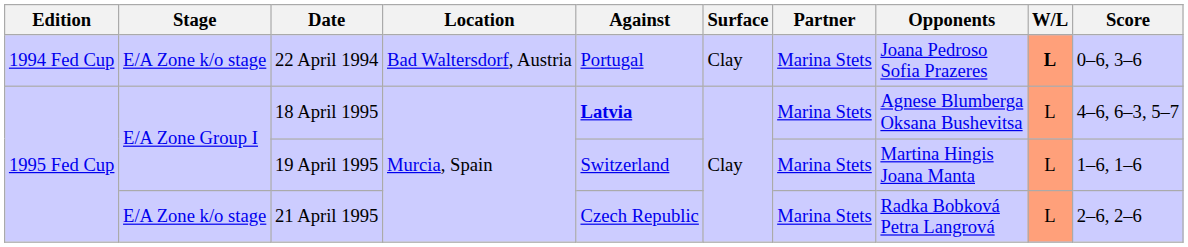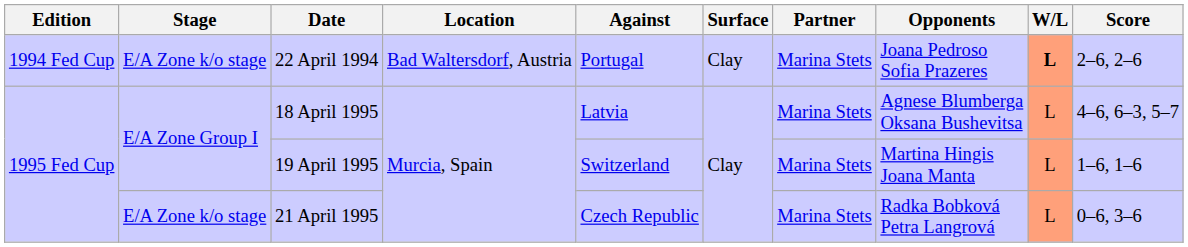(1109, 60) 0–6, 3–6 -> (1109, 60) 2–6, 2–6
(606, 111) bold -> (604, 111) normal
(1109, 215) 2–6, 2–6 -> (1109, 215) 0–6, 3–6
